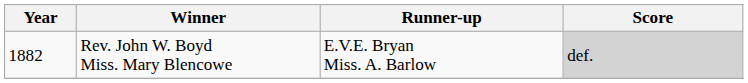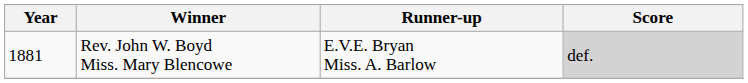(26, 54) 1882 -> (26, 54) 1881
